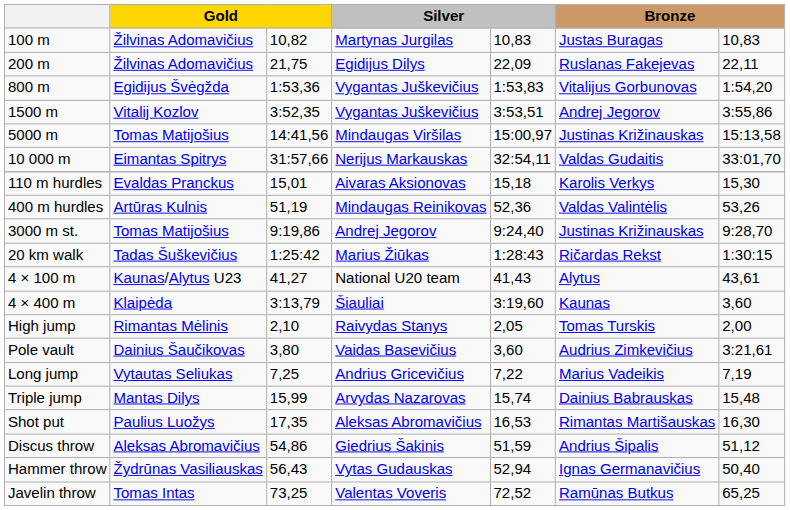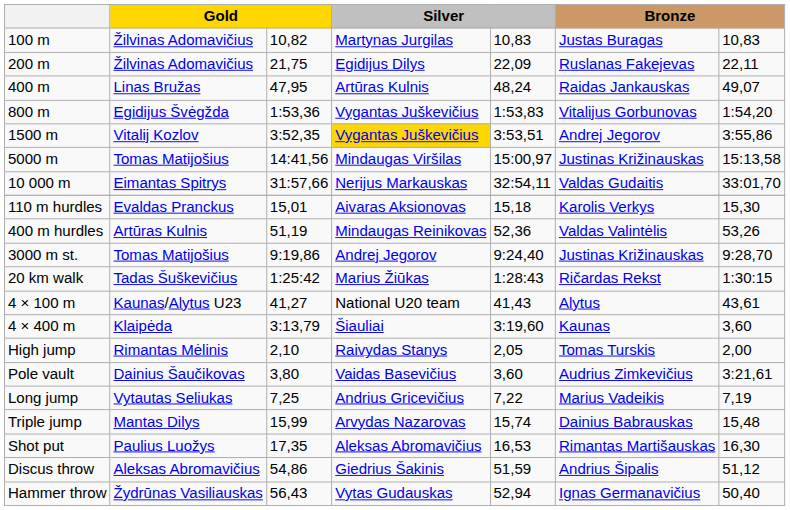+ row: (29, 87)
(407, 111) no background -> (407, 135) gold background
- row: (52, 493)
